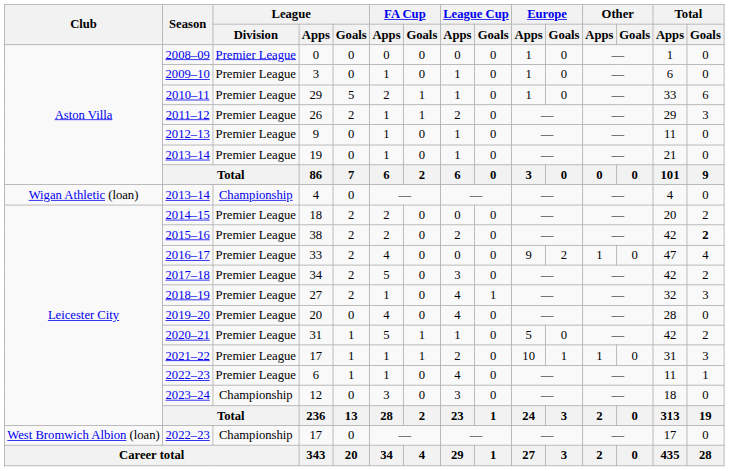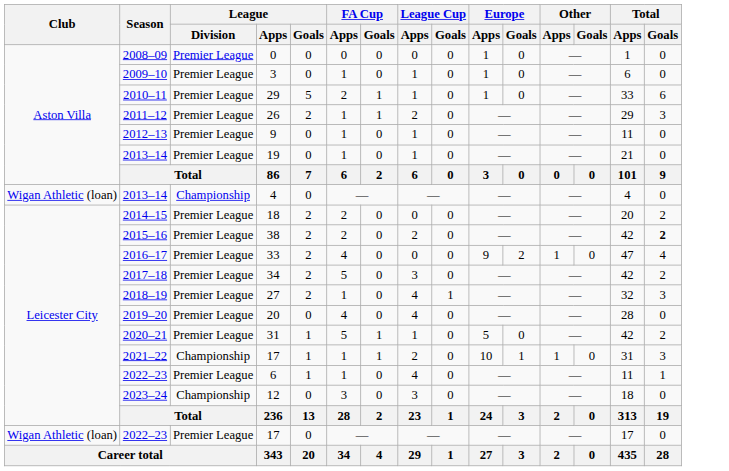(256, 355) Premier League -> (213, 355) Championship
(84, 435) West Bromwich Albion (loan) -> (62, 435) Wigan Athletic (loan)
(256, 435) Championship -> (213, 435) Premier League
